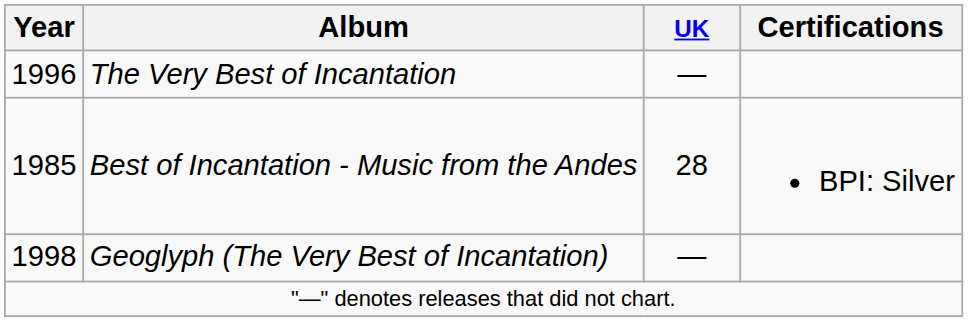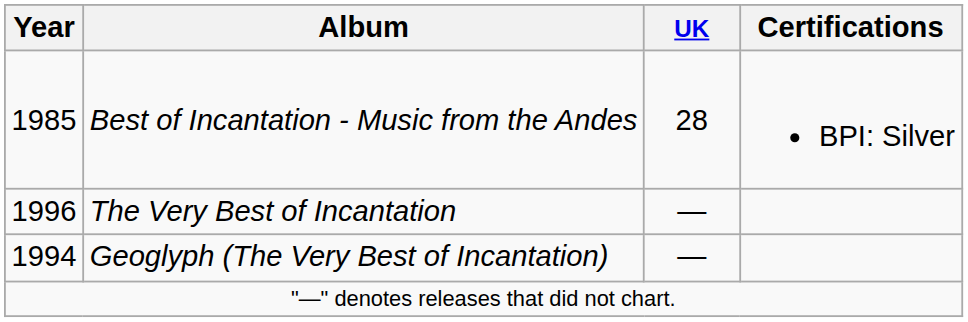rows swapped: (364, 165) <-> (273, 73)
(44, 257) 1998 -> (44, 257) 1994
